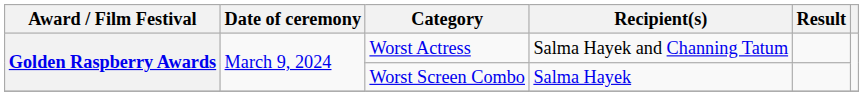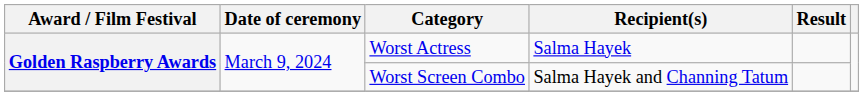(661, 47) Salma Hayek and Channing Tatum -> (582, 47) Salma Hayek
(582, 76) Salma Hayek -> (661, 76) Salma Hayek and Channing Tatum
